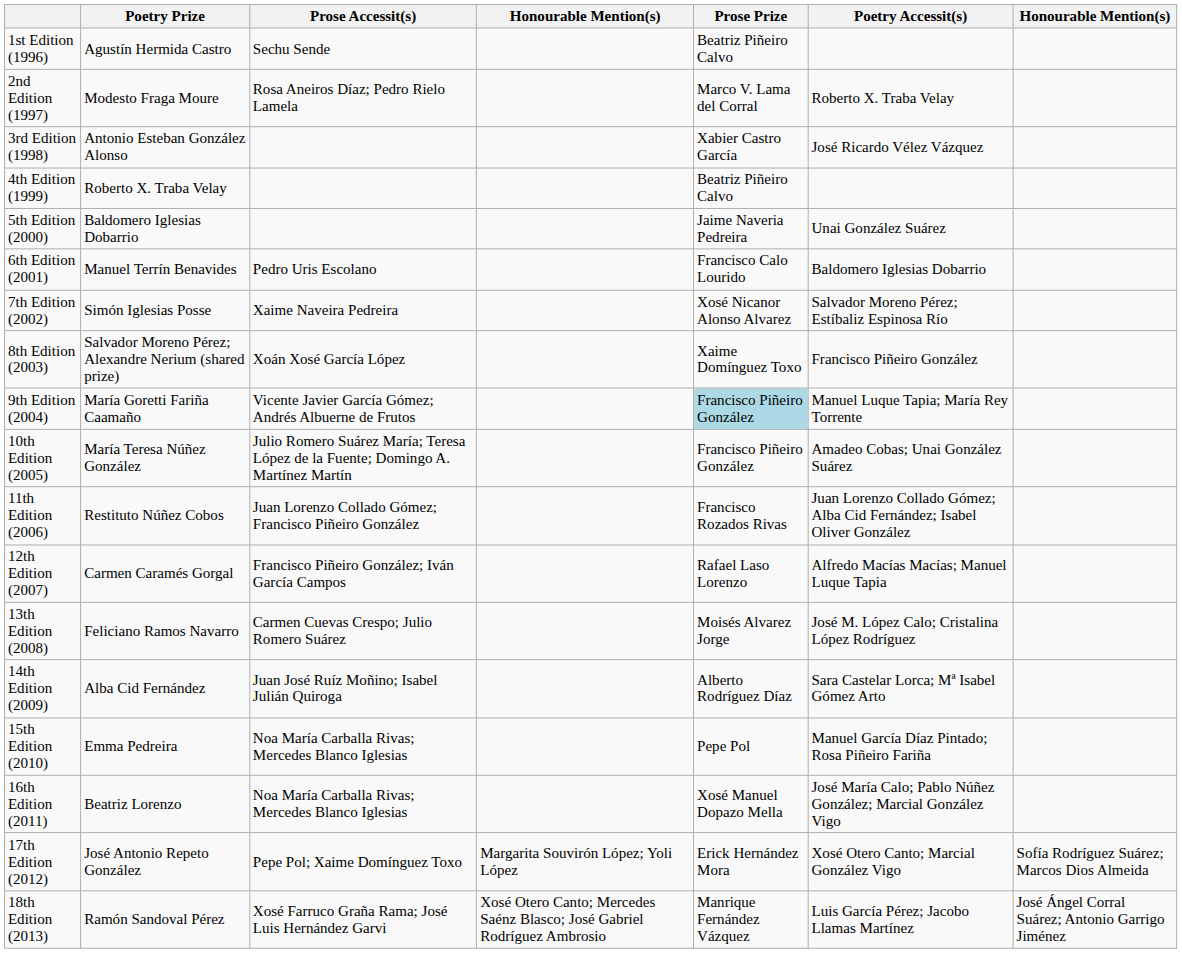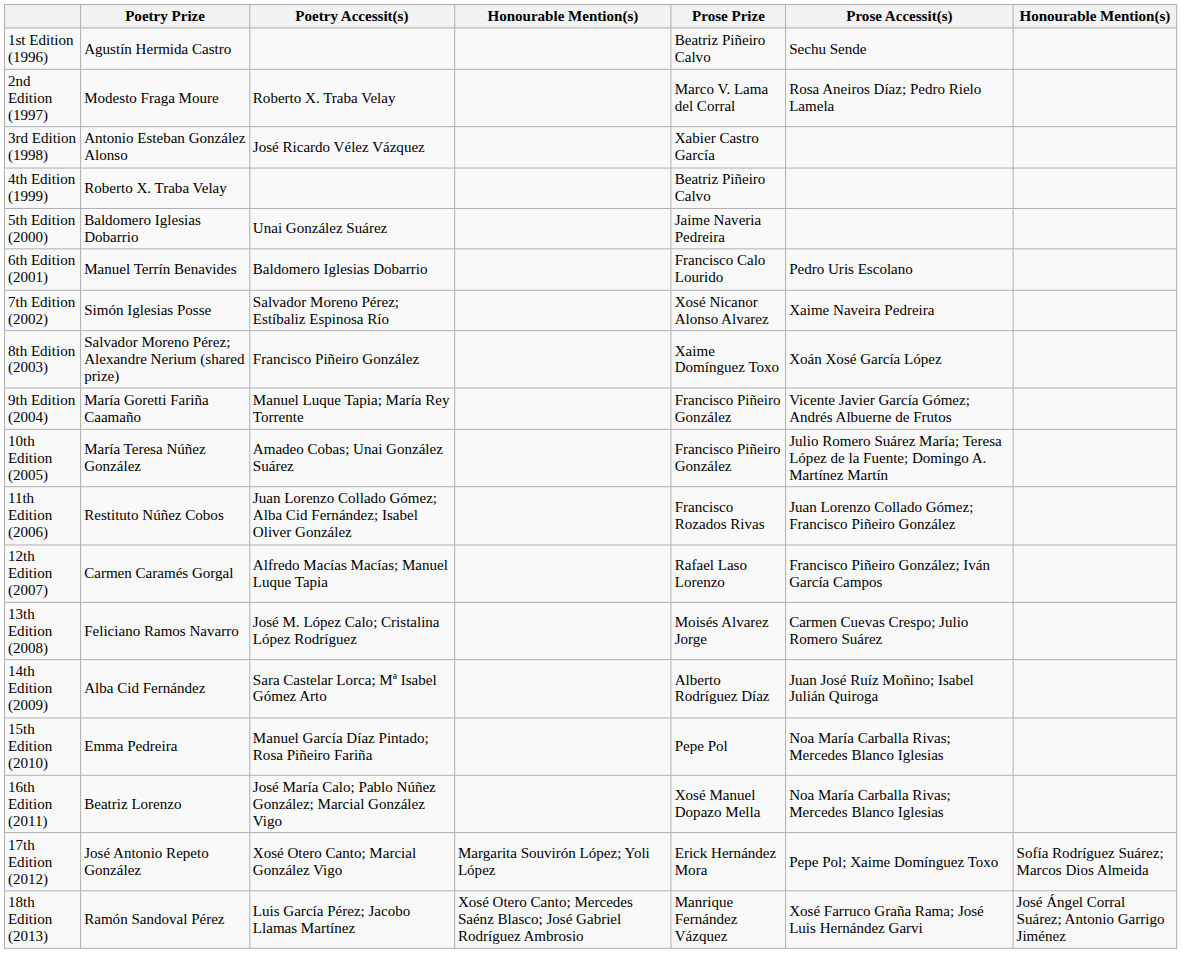columns swapped: (911, 16) <-> (363, 16)
(750, 408) lightblue background -> (728, 408) no background
